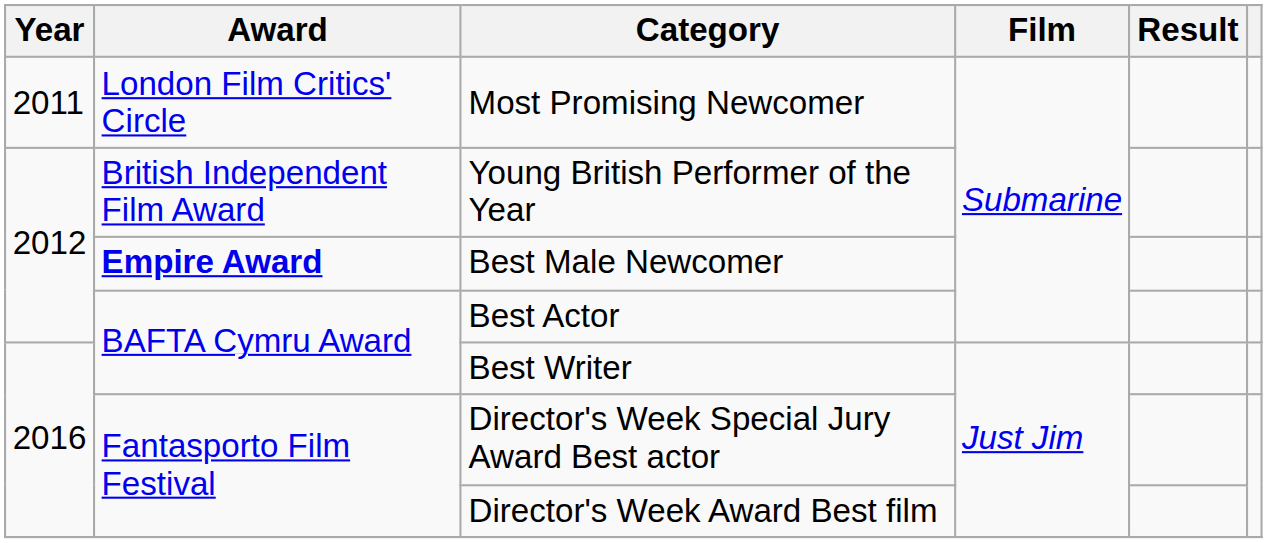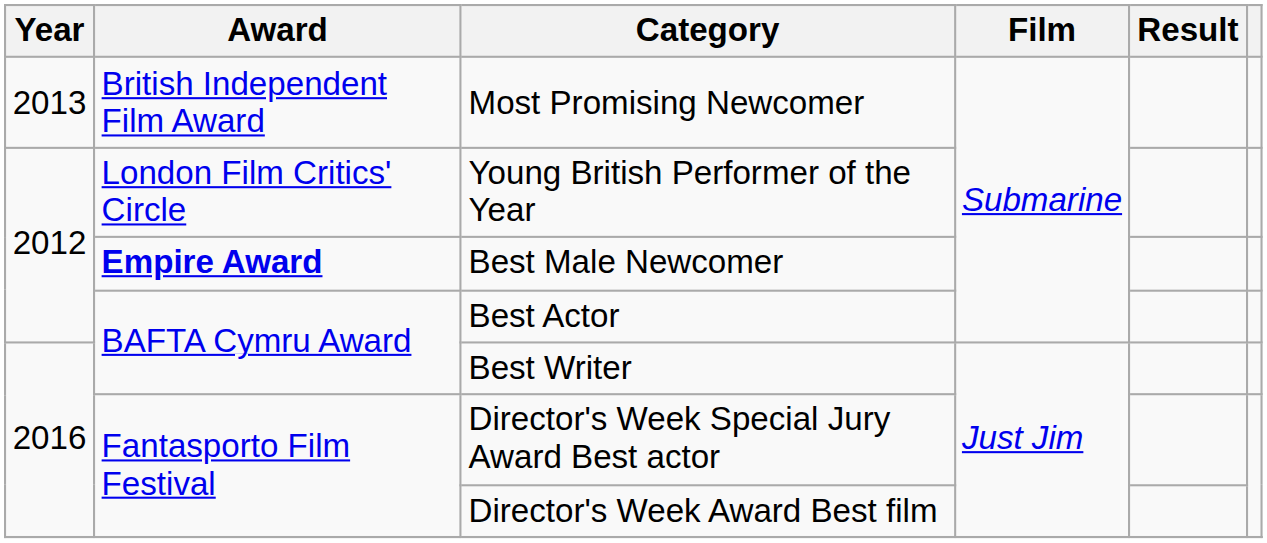(48, 101) 2011 -> (50, 101) 2013
(246, 101) London Film Critics' Circle -> (244, 101) British Independent Film Award
(244, 191) British Independent Film Award -> (246, 191) London Film Critics' Circle
